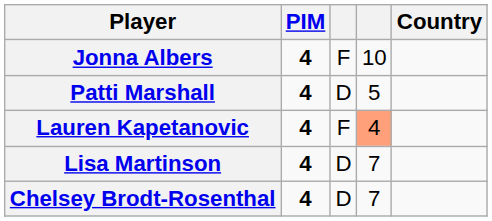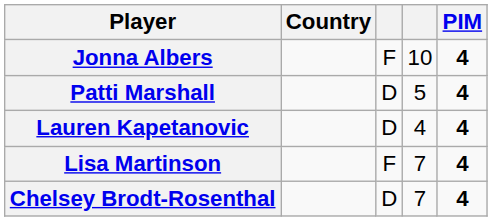columns swapped: (439, 22) <-> (306, 22)
(344, 127) F -> (389, 127) D
(374, 127) lightsalmon background -> (420, 127) no background
(344, 163) D -> (389, 163) F
